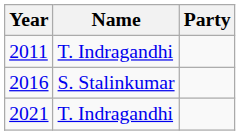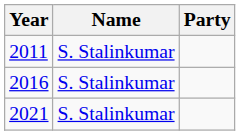(115, 51) T. Indragandhi -> (116, 51) S. Stalinkumar
(115, 113) T. Indragandhi -> (116, 113) S. Stalinkumar
